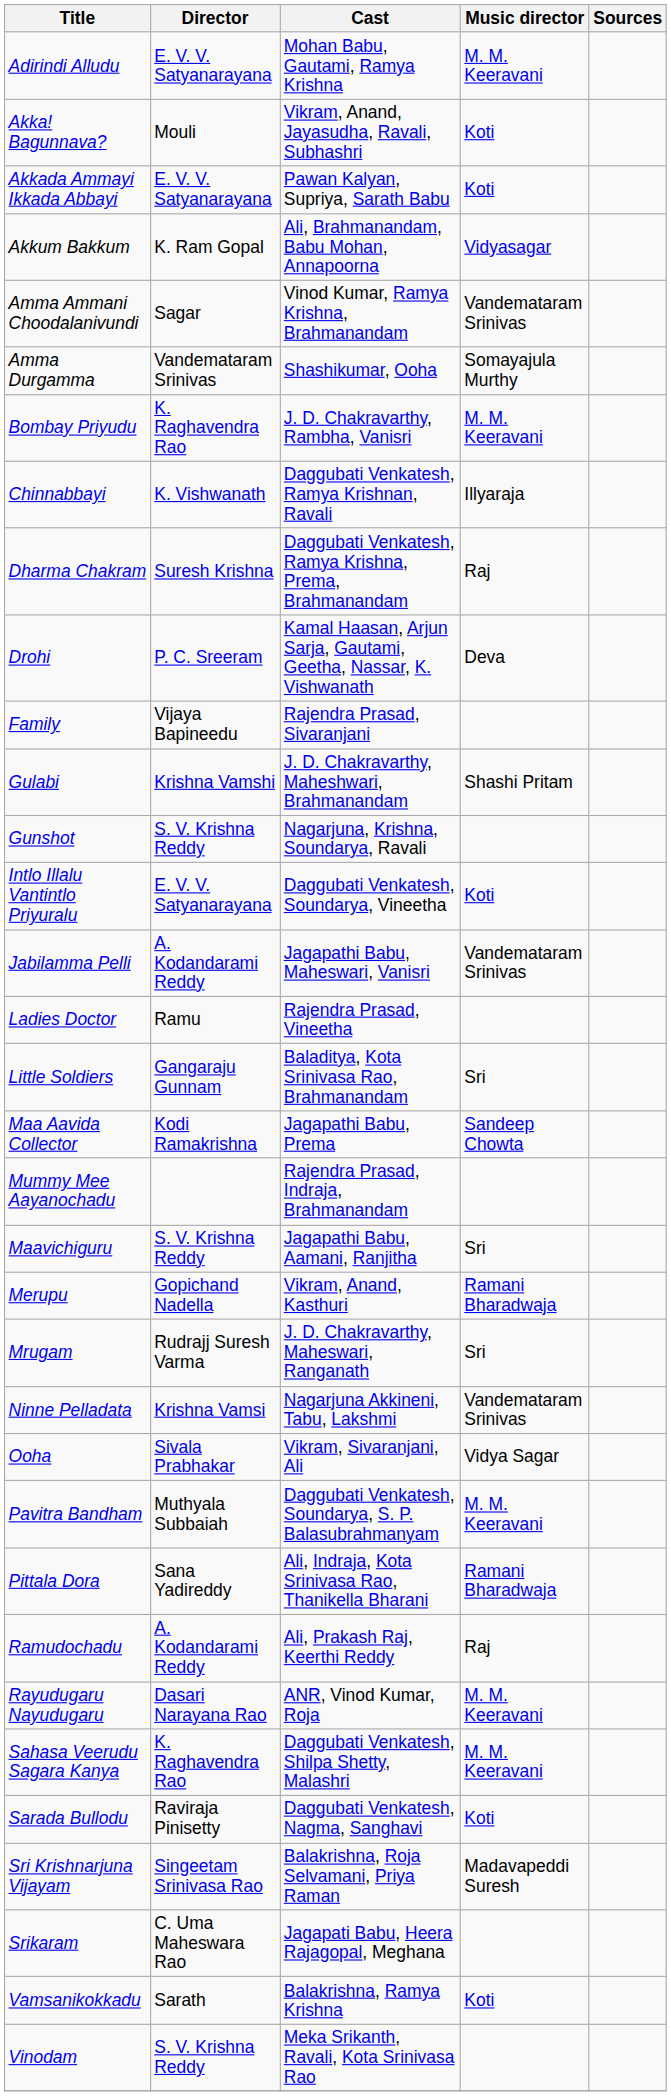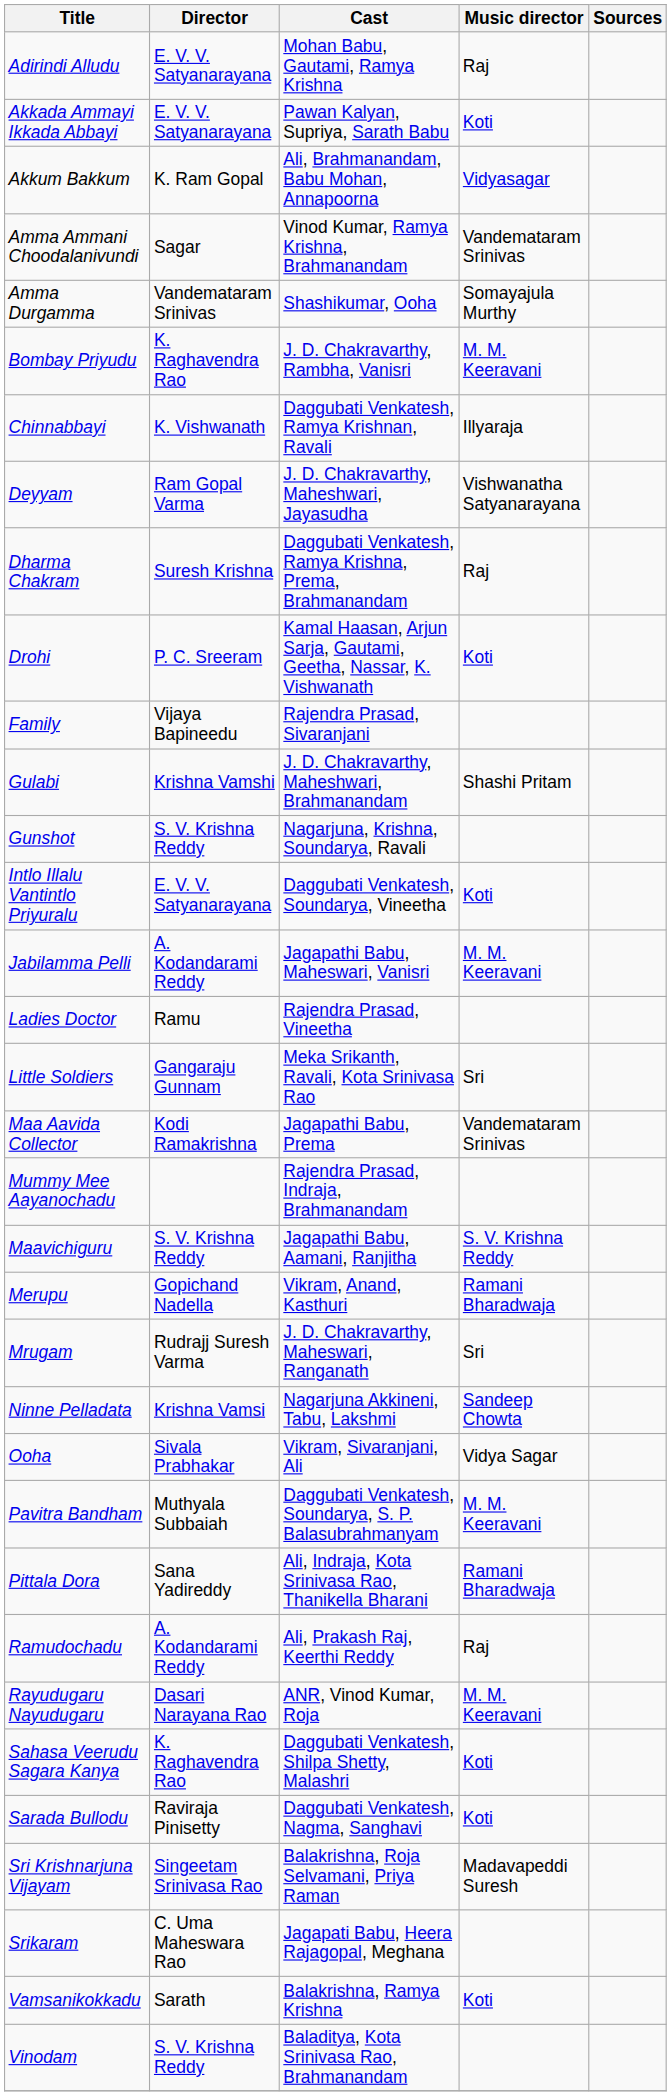(504, 65) M. M. Keeravani -> (476, 65) Raj
- row: (58, 132)
+ row: (41, 494)
(485, 657) Deva -> (478, 657) Koti
(523, 962) Vandemataram Srinivas -> (502, 962) M. M. Keeravani
(346, 1077) Baladitya, Kota Srinivasa Rao, Brahmanandam -> (369, 1077) Meka Srikanth, Ravali, Kota Srinivasa Rao
(499, 1134) Sandeep Chowta -> (522, 1134) Vandemataram Srinivas
(475, 1248) Sri -> (513, 1248) S. V. Krishna Reddy
(523, 1409) Vandemataram Srinivas -> (498, 1409) Sandeep Chowta
(504, 1762) M. M. Keeravani -> (478, 1762) Koti
(369, 2057) Meka Srikanth, Ravali, Kota Srinivasa Rao -> (345, 2057) Baladitya, Kota Srinivasa Rao, Brahmanandam
